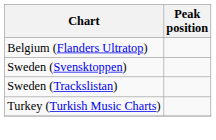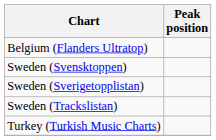+ row: (75, 86)
